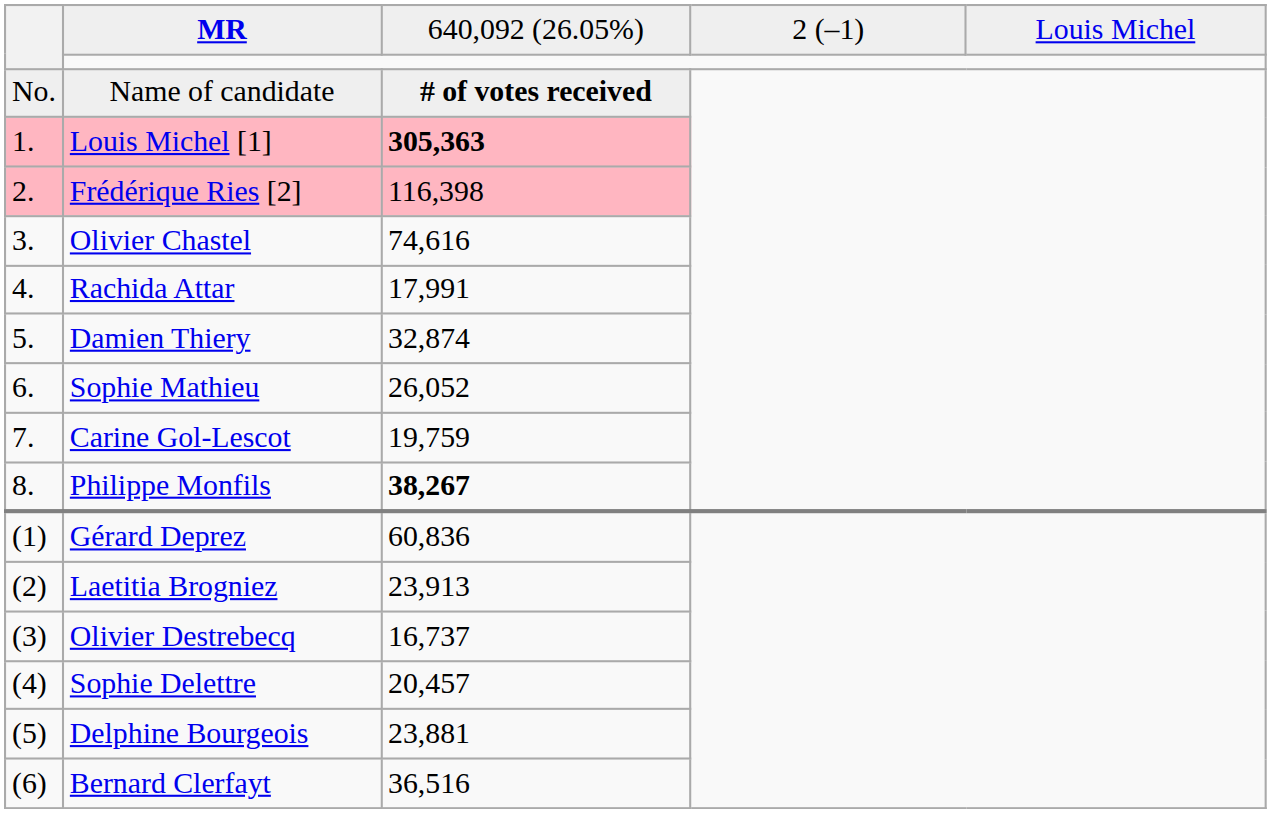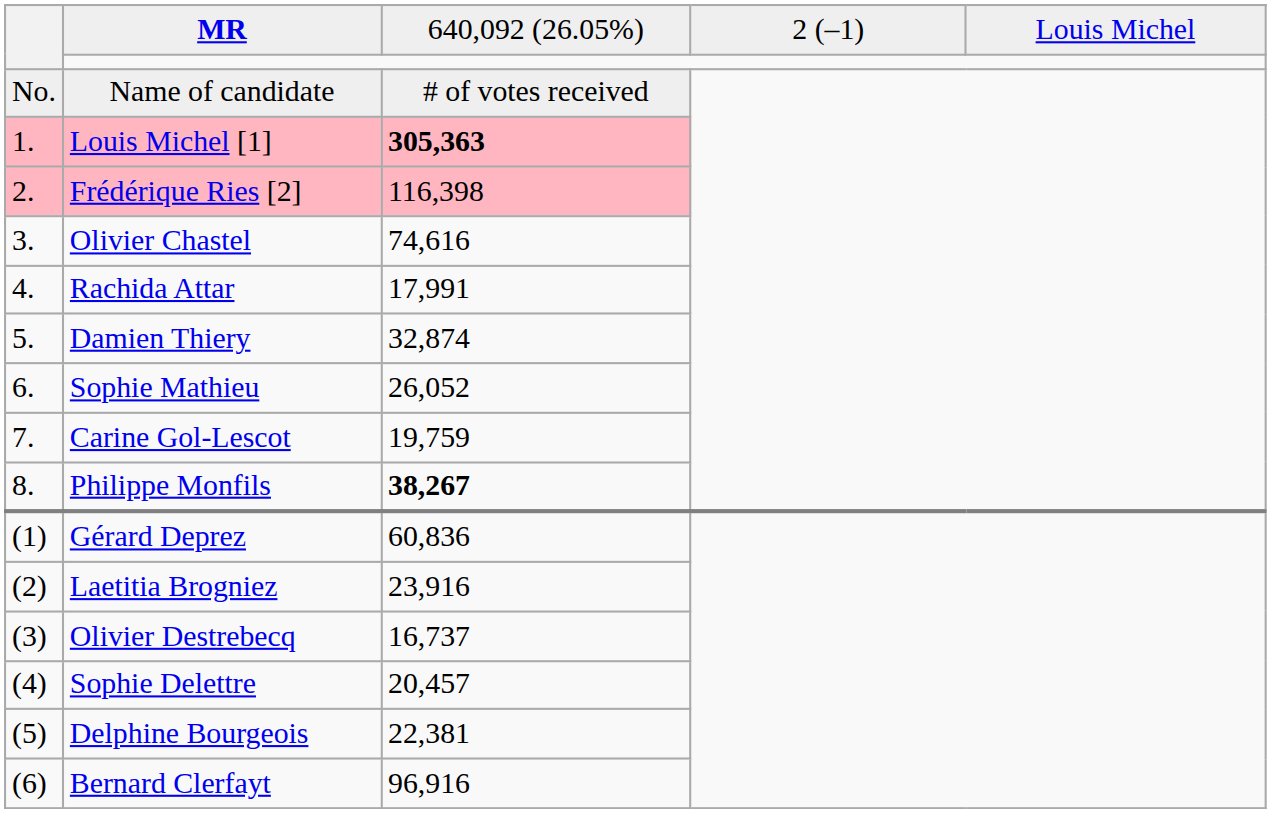(536, 92) bold -> (536, 92) normal
(429, 586) 23,913 -> (429, 586) 23,916
(429, 733) 23,881 -> (429, 733) 22,381
(429, 782) 36,516 -> (429, 782) 96,916
